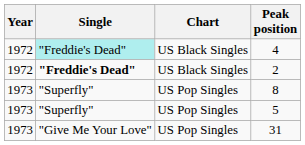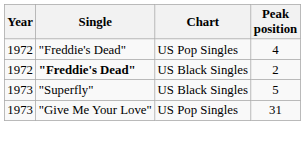(82, 49) paleturquoise background -> (82, 49) no background
(203, 49) US Black Singles -> (198, 49) US Pop Singles
- row: (276, 89)
(198, 110) US Pop Singles -> (203, 89) US Black Singles
